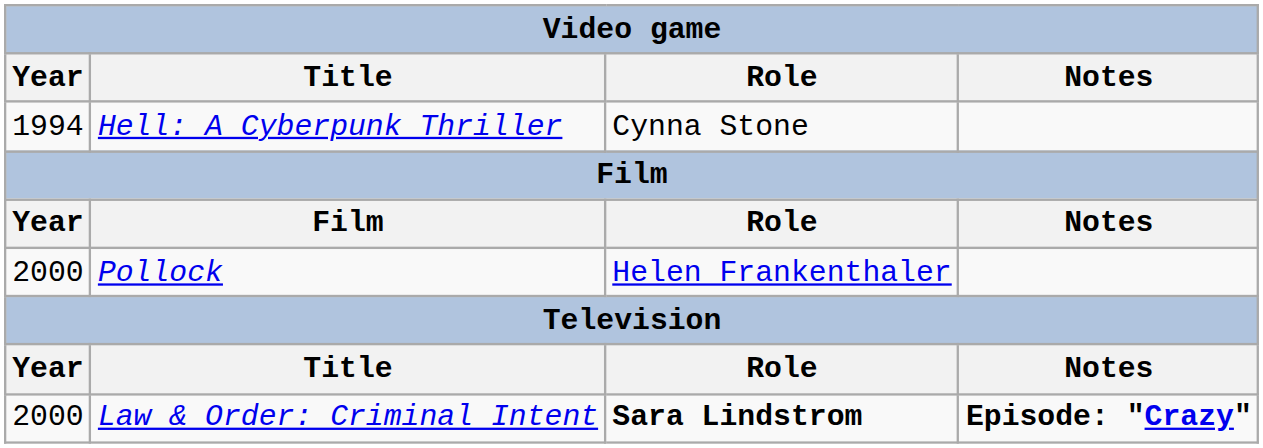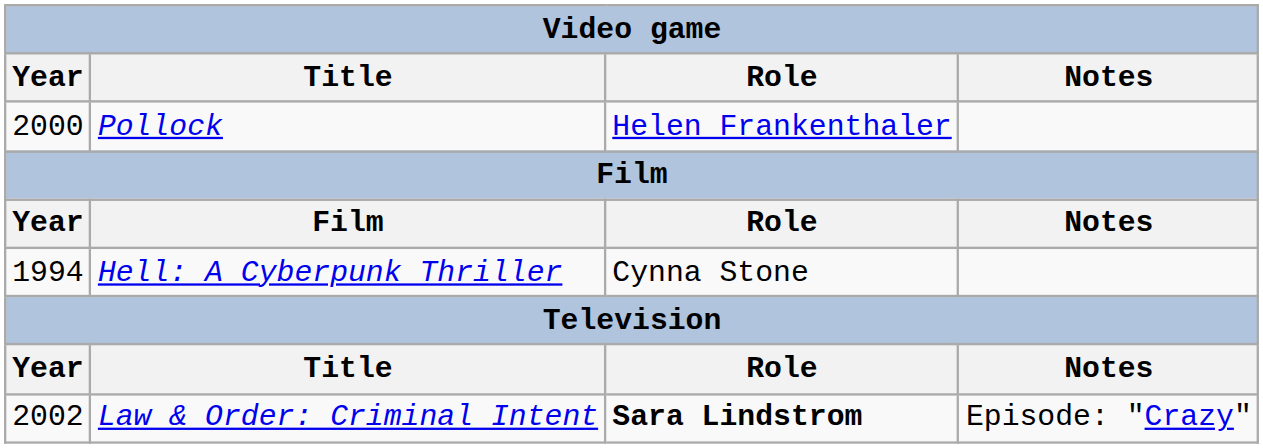rows swapped: (330, 126) <-> (160, 272)
(48, 418) 2000 -> (48, 418) 2002
(1109, 418) bold -> (1109, 418) normal
